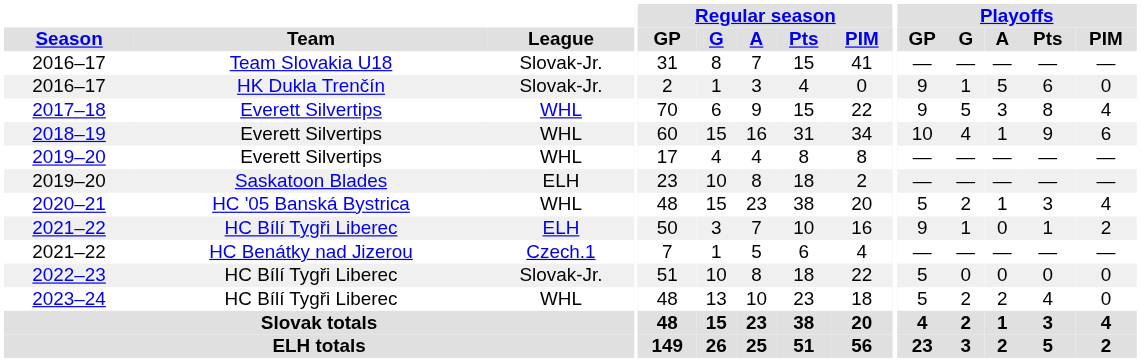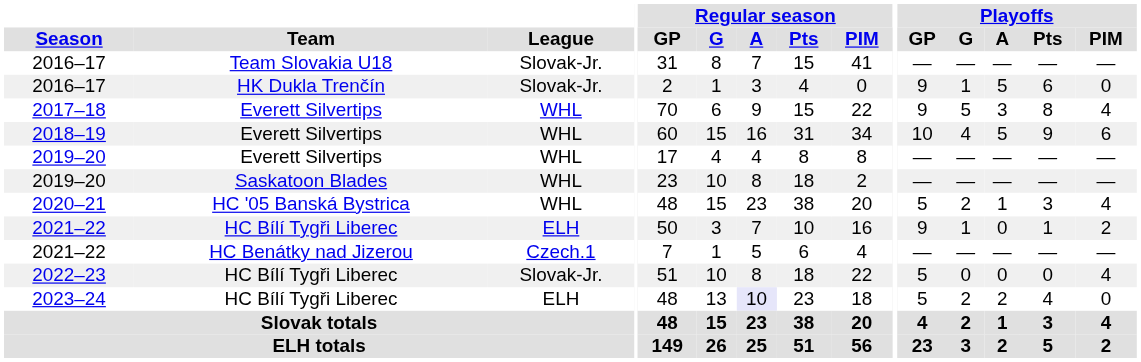(1002, 133) 1 -> (1002, 133) 5
(561, 180) ELH -> (561, 180) WHL
(1106, 275) 0 -> (1106, 275) 4
(561, 298) WHL -> (561, 298) ELH
(756, 298) no background -> (756, 298) lavender background
